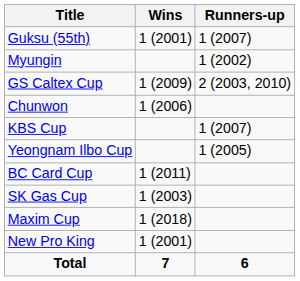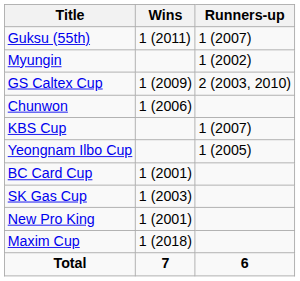(165, 38) 1 (2001) -> (165, 38) 1 (2011)
(165, 173) 1 (2011) -> (165, 173) 1 (2001)
rows swapped: (51, 241) <-> (44, 219)
